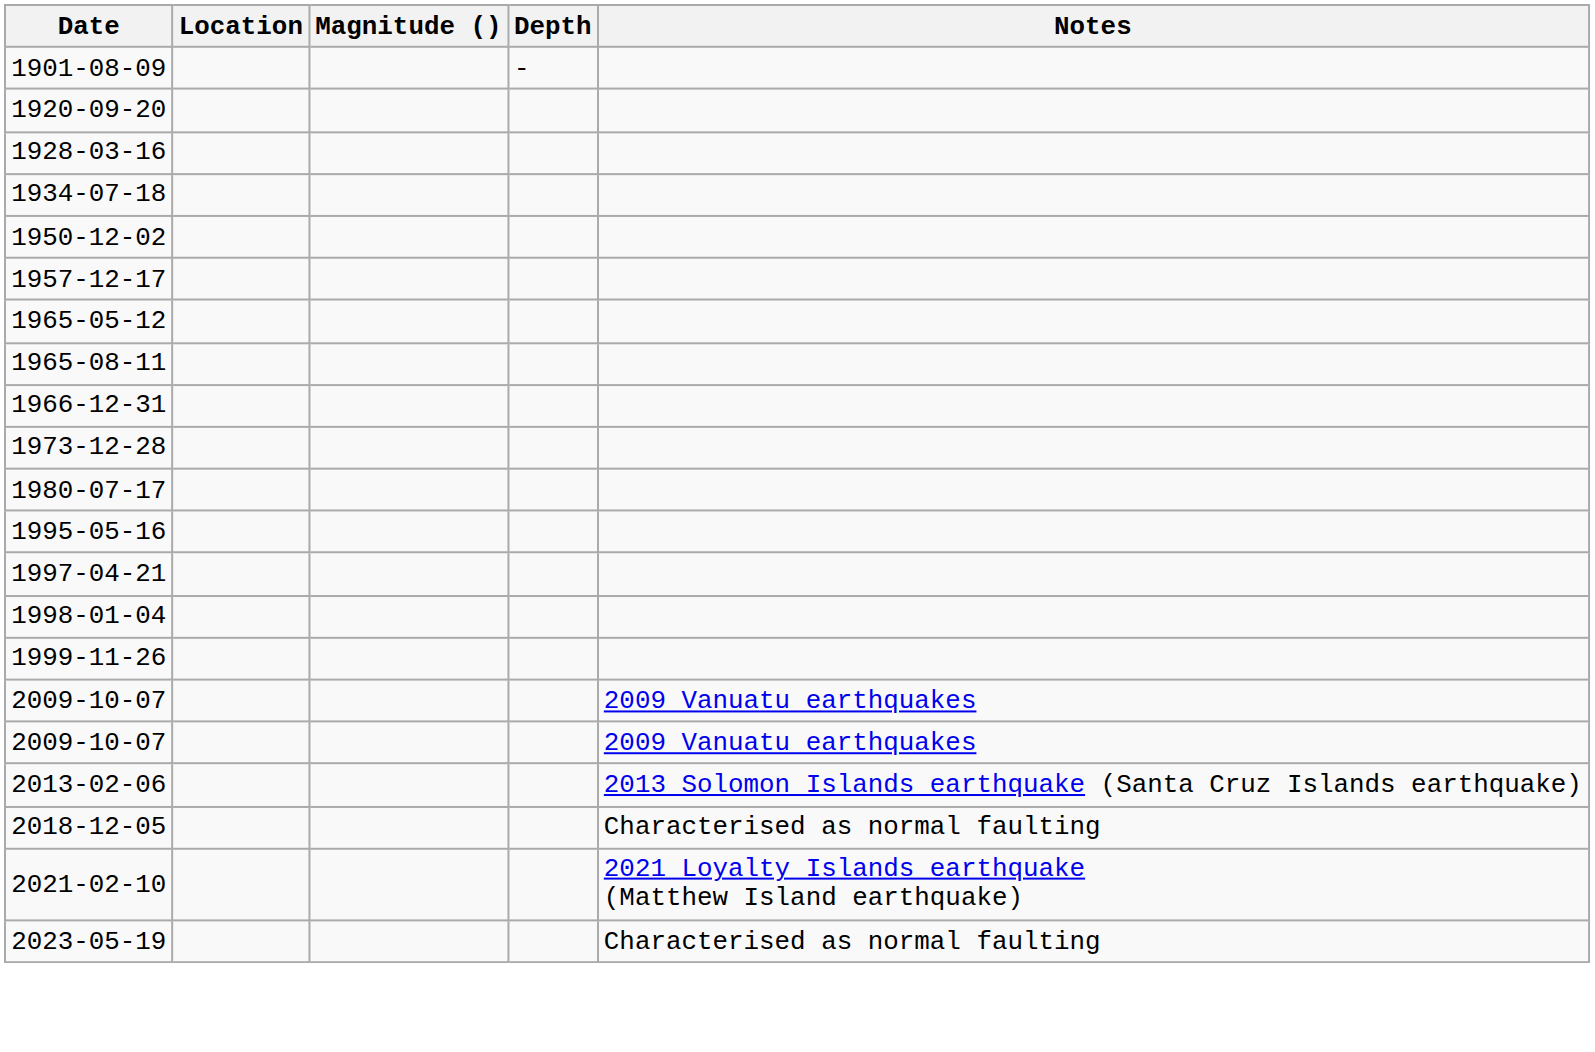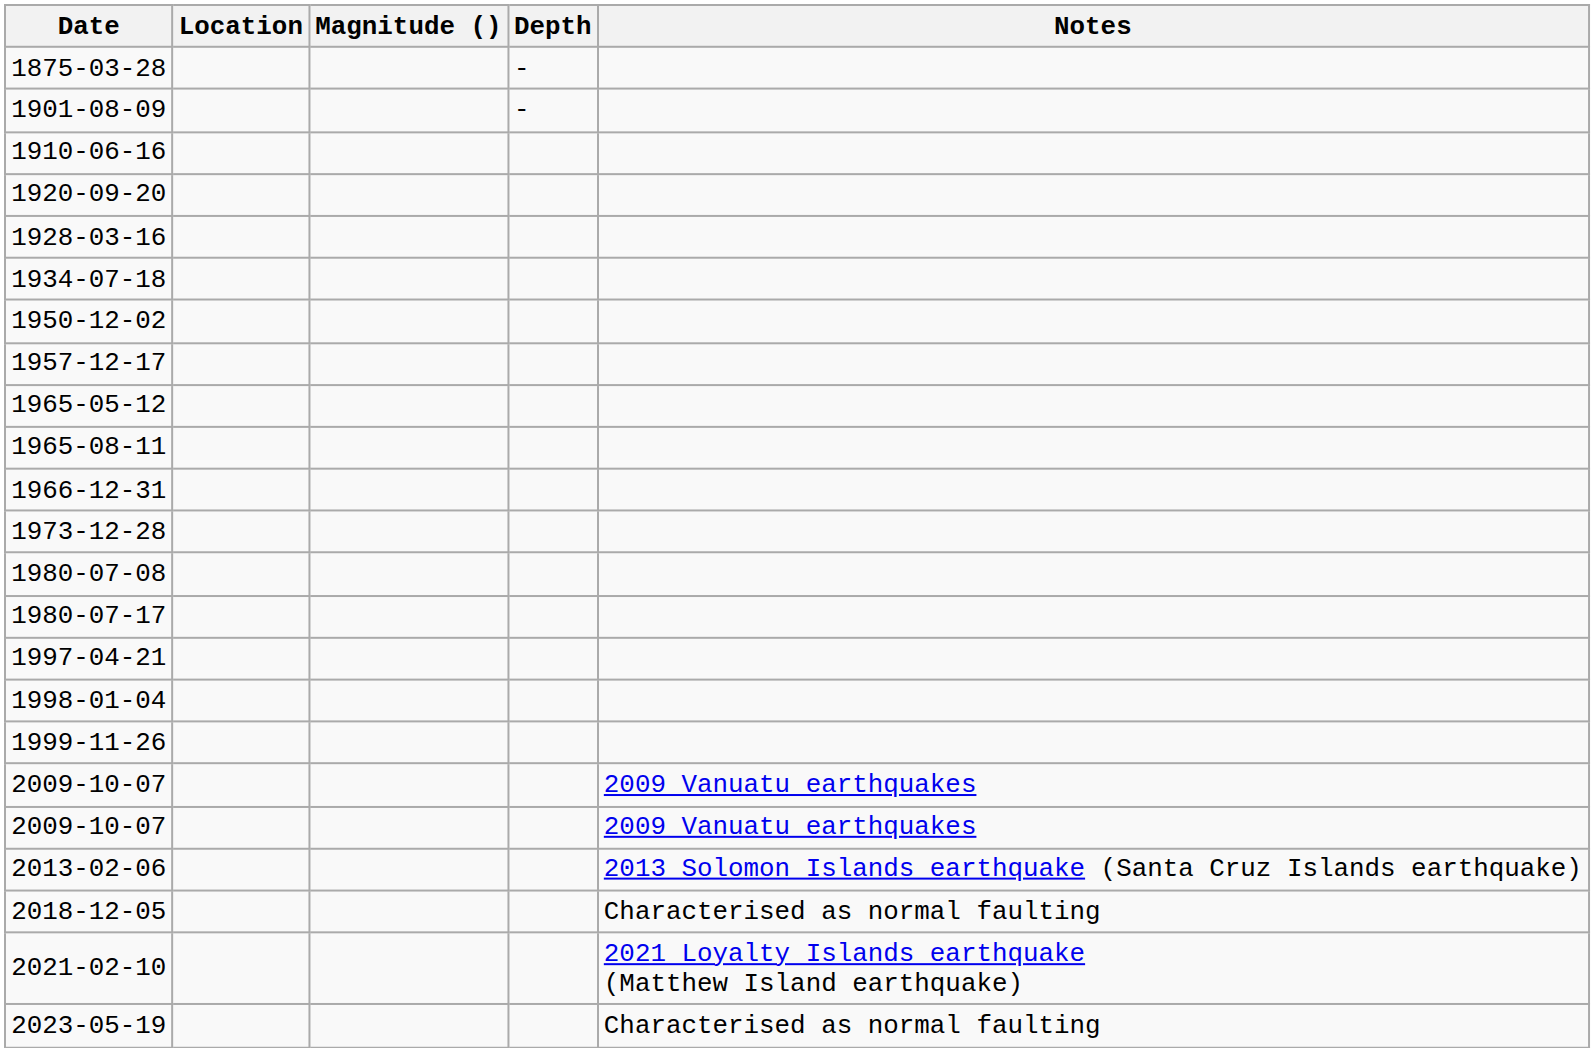+ row: (89, 68)
+ row: (89, 153)
+ row: (89, 574)
- row: (89, 532)
